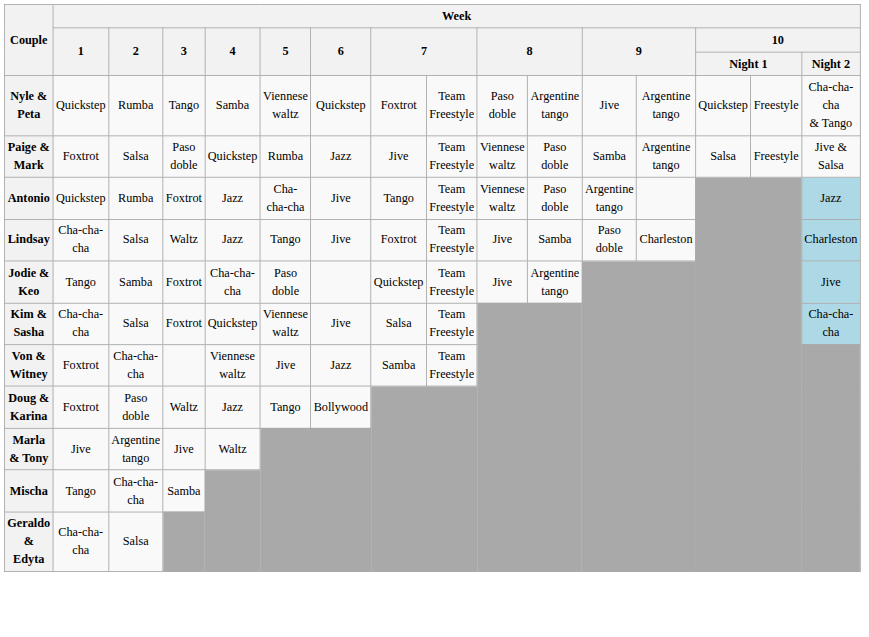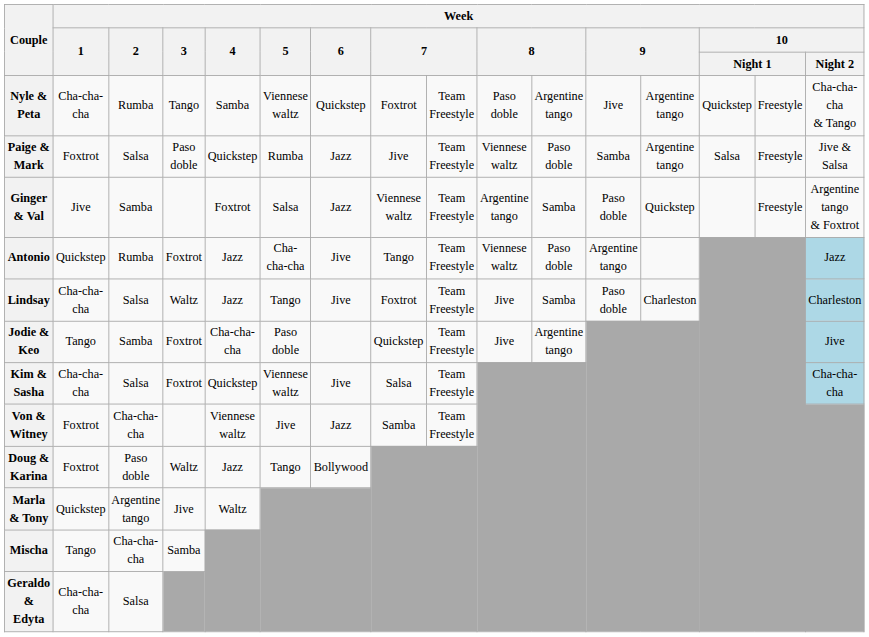(81, 105) Quickstep -> (81, 105) Cha-cha-cha
+ row: (29, 206)
(81, 448) Jive -> (81, 508) Quickstep
